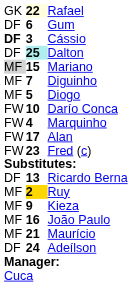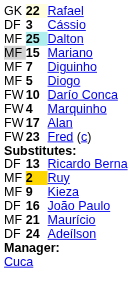- row: (61, 25)
(12, 39) bold -> (12, 25) normal
(12, 53) DF -> (13, 39) MF
(13, 220) MF -> (12, 206) DF
